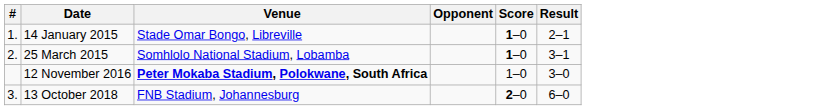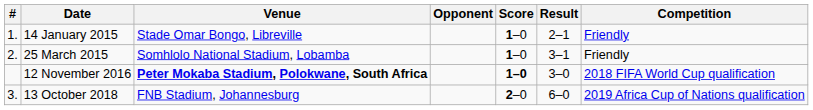+ column: (694, 14)
(516, 74) normal -> (516, 74) bold
